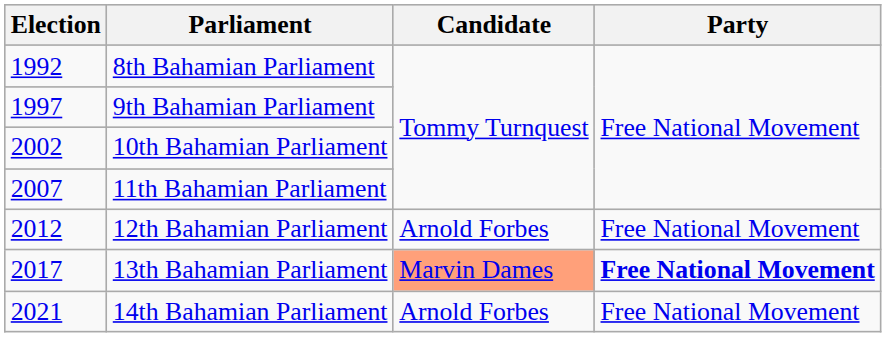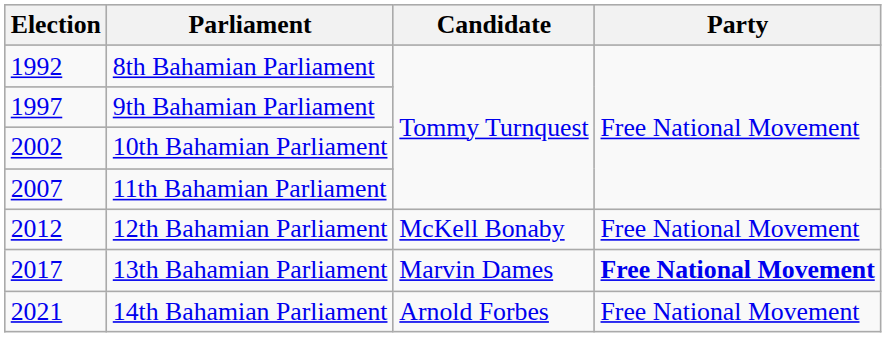(474, 229) Arnold Forbes -> (482, 229) McKell Bonaby
(476, 270) lightsalmon background -> (476, 270) no background
